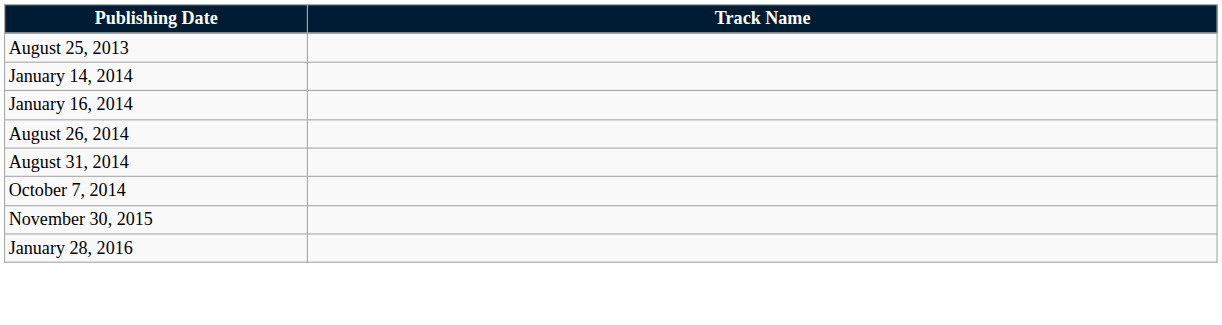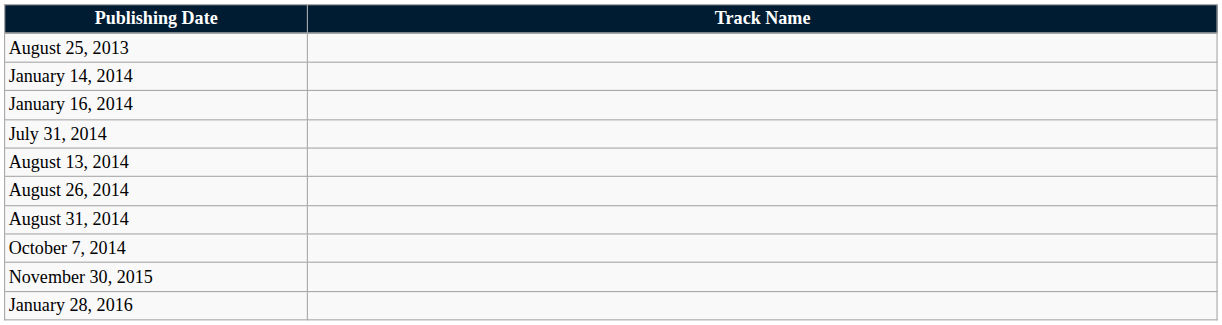+ row: (58, 133)
+ row: (69, 162)
